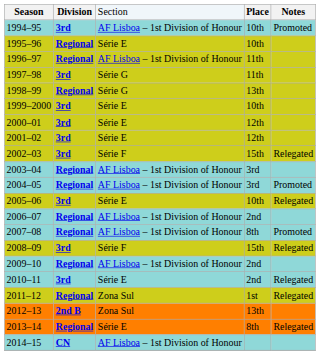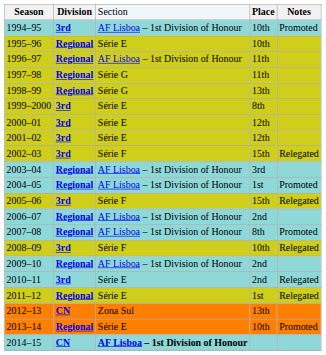(63, 75) 3rd -> (75, 75) Regional
(255, 106) 10th -> (258, 106) 8th
(253, 185) 3rd -> (258, 185) 1st
(112, 201) Série E -> (112, 201) Série F
(255, 201) 10th -> (261, 201) 15th
(255, 248) 15th -> (261, 248) 10th
(116, 295) Zona Sul -> (112, 295) Série E
(68, 311) 2nd B -> (63, 311) CN
(253, 327) 8th -> (261, 327) 10th
(293, 327) Relegated -> (298, 327) Promoted
(170, 342) normal -> (173, 342) bold
